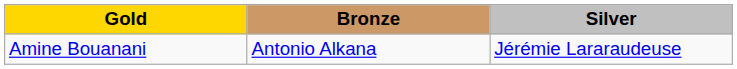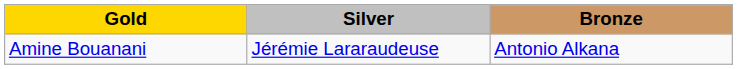columns swapped: (611, 19) <-> (369, 19)
